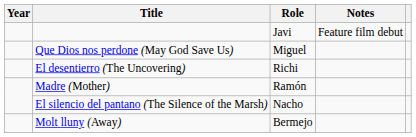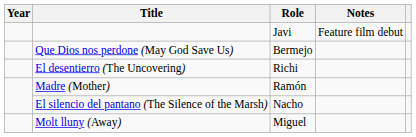(290, 50) Miguel -> (293, 50) Bermejo
(293, 123) Bermejo -> (290, 123) Miguel
